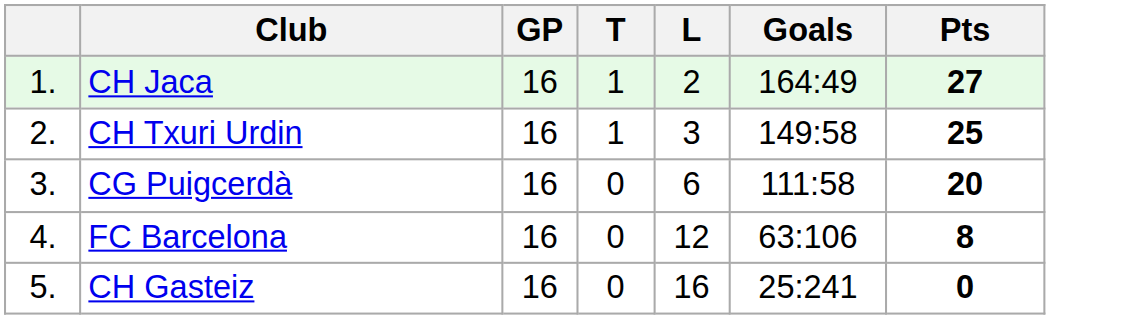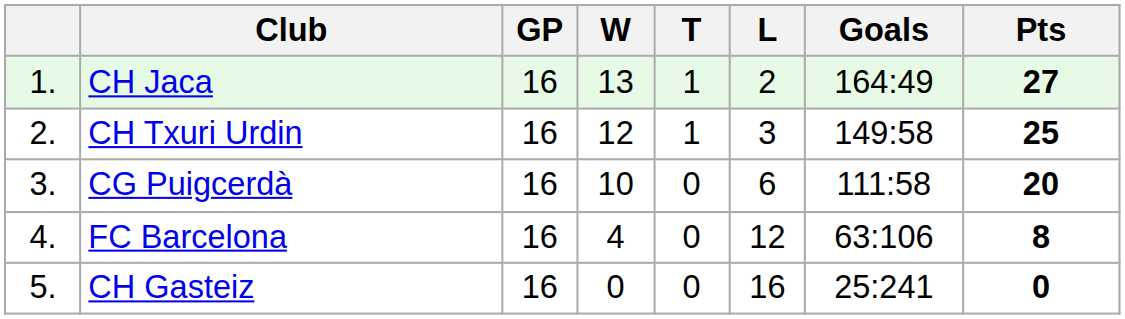+ column: (616, 30)
